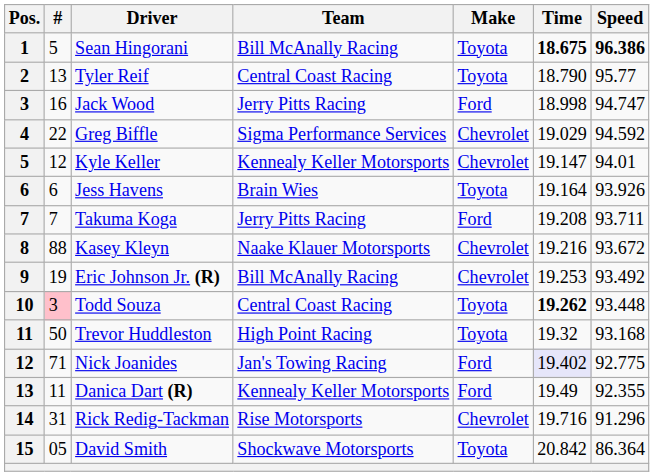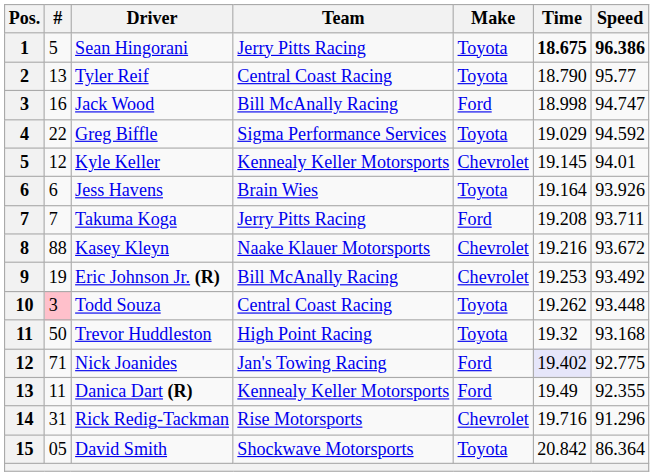(318, 47) Bill McAnally Racing -> (302, 47) Jerry Pitts Racing
(302, 104) Jerry Pitts Racing -> (318, 104) Bill McAnally Racing
(493, 133) Chevrolet -> (483, 133) Toyota
(562, 162) 19.147 -> (562, 162) 19.145
(562, 305) bold -> (562, 305) normal
